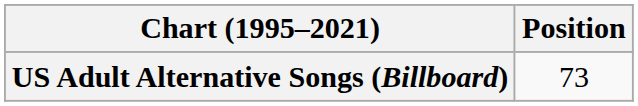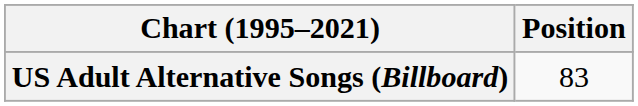(574, 76) 73 -> (574, 76) 83
